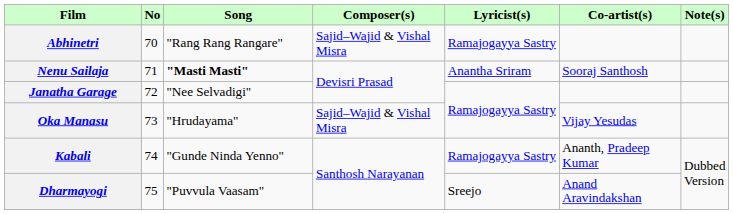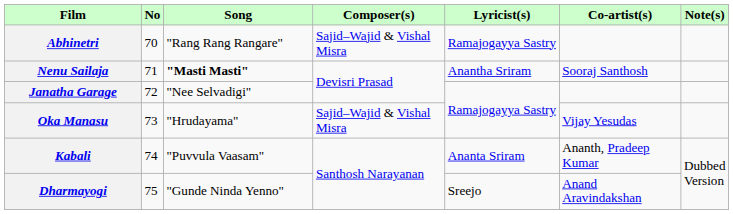(225, 155) "Gunde Ninda Yenno" -> (215, 155) "Puvvula Vaasam"
(502, 155) Ramajogayya Sastry -> (486, 155) Ananta Sriram
(215, 191) "Puvvula Vaasam" -> (225, 191) "Gunde Ninda Yenno"
